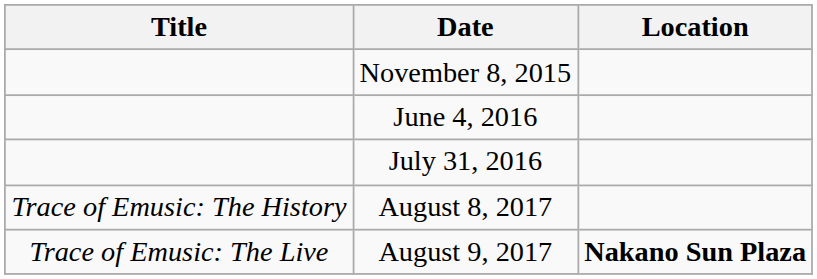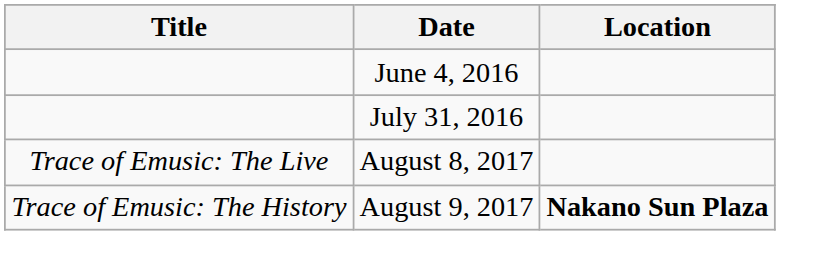- row: (465, 71)
(179, 206) Trace of Emusic: The History -> (179, 161) Trace of Emusic: The Live
(179, 251) Trace of Emusic: The Live -> (179, 206) Trace of Emusic: The History
